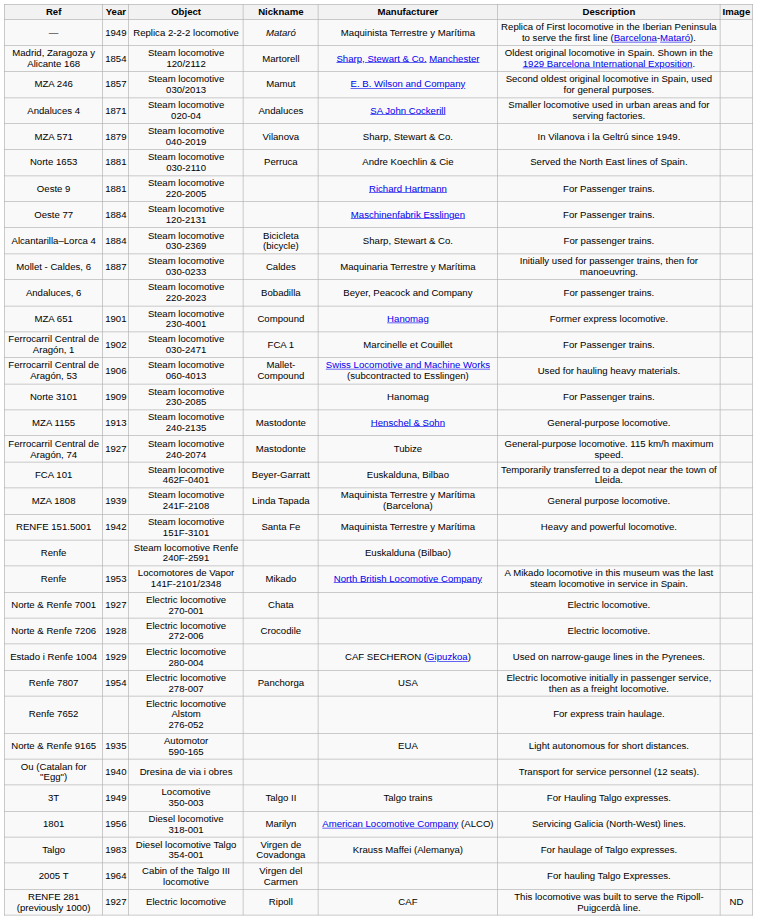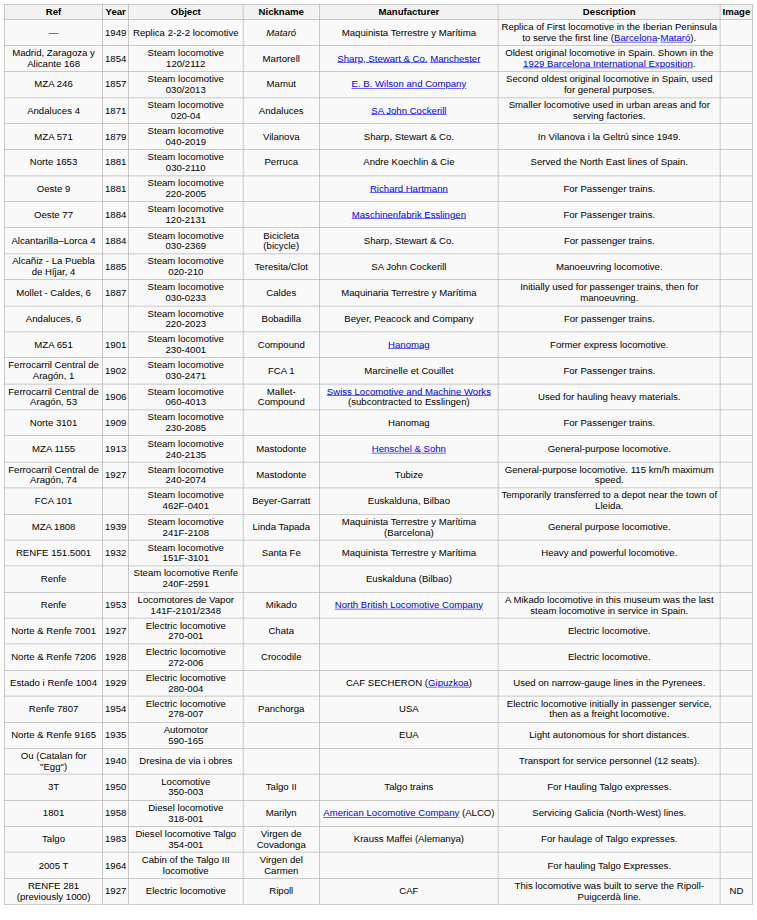+ row: (186, 266)
(116, 527) 1942 -> (116, 553) 1932
- row: (186, 714)
(116, 798) 1949 -> (116, 787) 1950
(116, 824) 1956 -> (116, 813) 1958
